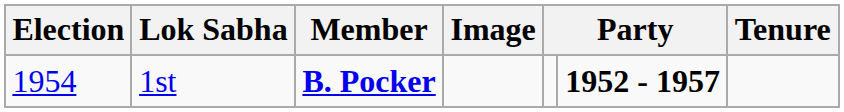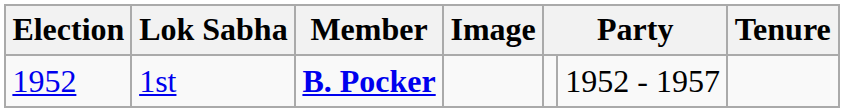(44, 80) 1954 -> (44, 80) 1952
(643, 80) bold -> (643, 80) normal
